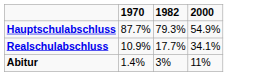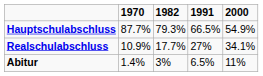+ column: (202, 12)
